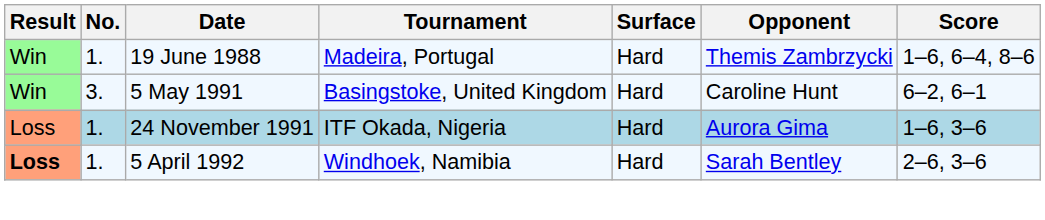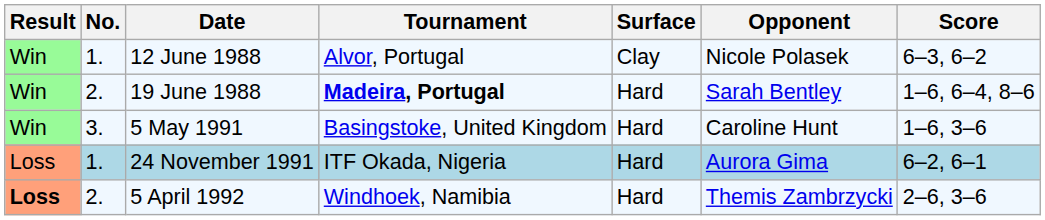+ row: (196, 56)
(95, 56) 1. -> (95, 91) 2.
(409, 56) normal -> (414, 91) bold
(799, 56) Themis Zambrzycki -> (774, 91) Sarah Bentley
(945, 91) 6–2, 6–1 -> (945, 126) 1–6, 3–6
(945, 126) 1–6, 3–6 -> (945, 161) 6–2, 6–1
(95, 161) 1. -> (95, 196) 2.
(774, 161) Sarah Bentley -> (799, 196) Themis Zambrzycki
